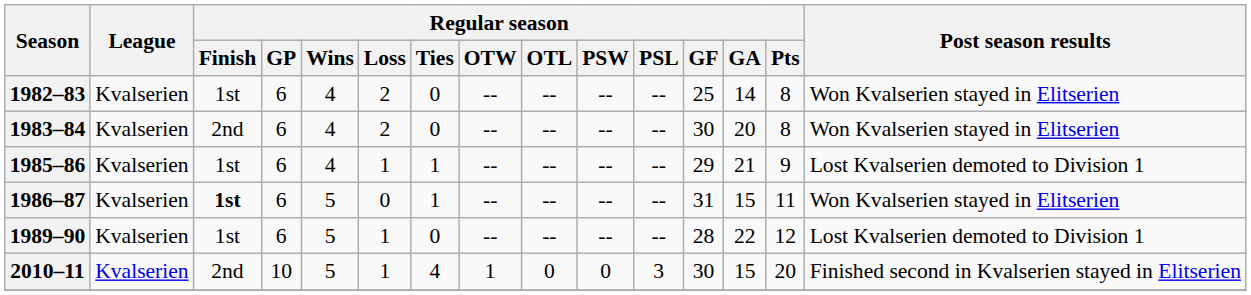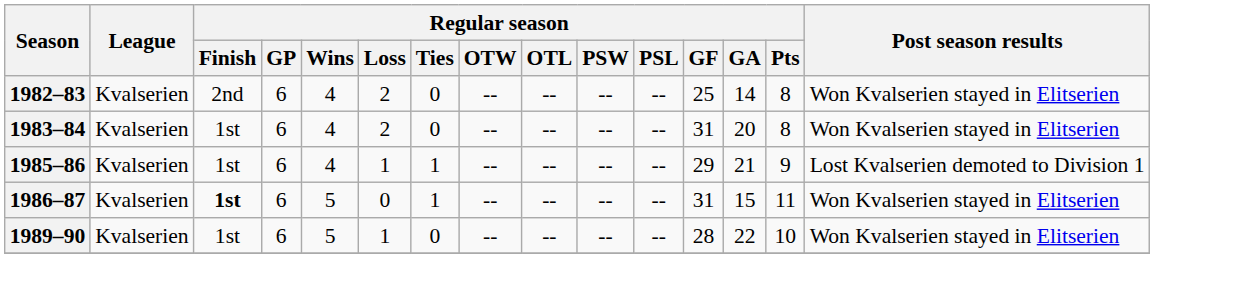(227, 93) 1st -> (227, 93) 2nd
(227, 129) 2nd -> (227, 129) 1st
(704, 129) 30 -> (704, 129) 31
(785, 236) 12 -> (785, 236) 10
(977, 236) Lost Kvalserien demoted to Division 1 -> (965, 236) Won Kvalserien stayed in Elitserien
- row: (47, 271)
